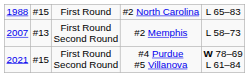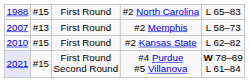(86, 33) First Round Second Round -> (86, 27) First Round
+ row: (161, 43)
(17, 59) no background -> (17, 64) lavender background
